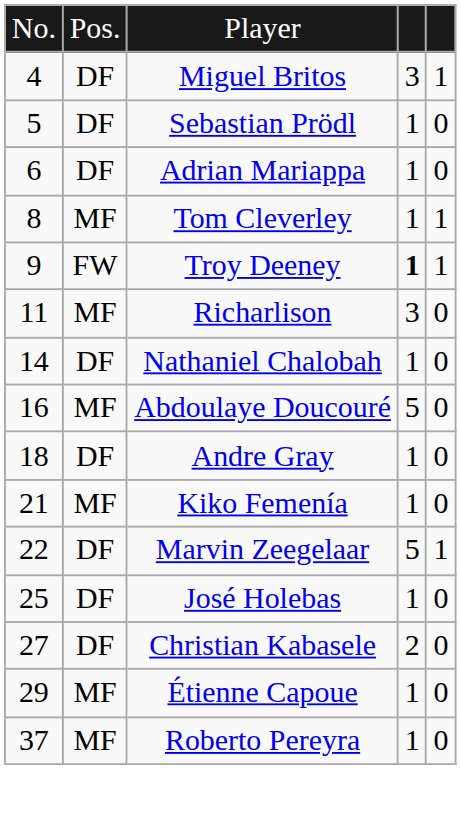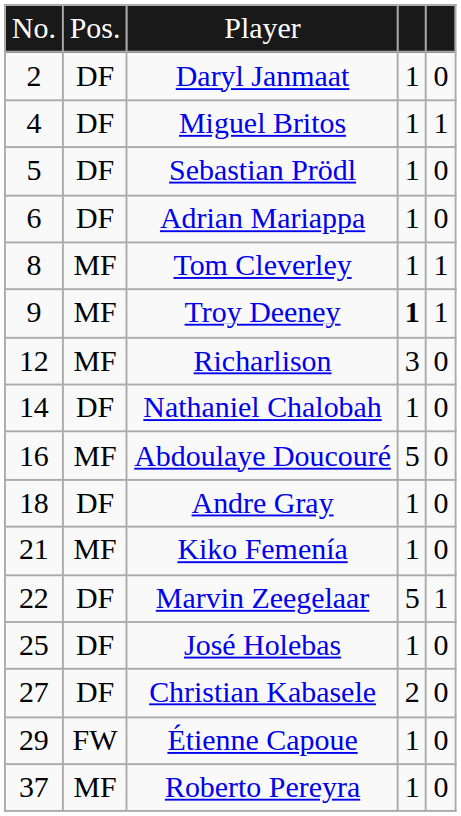+ row: (263, 75)
(412, 75) 3 -> (412, 123) 1
(95, 265) FW -> (95, 312) MF
(34, 312) 11 -> (34, 360) 12
(95, 692) MF -> (95, 739) FW
